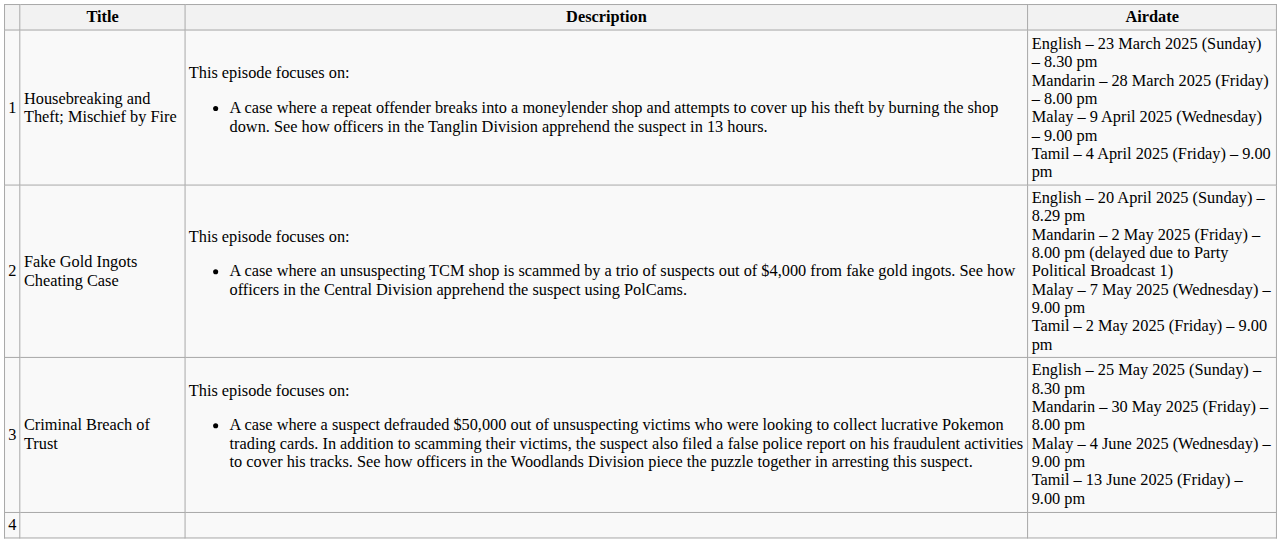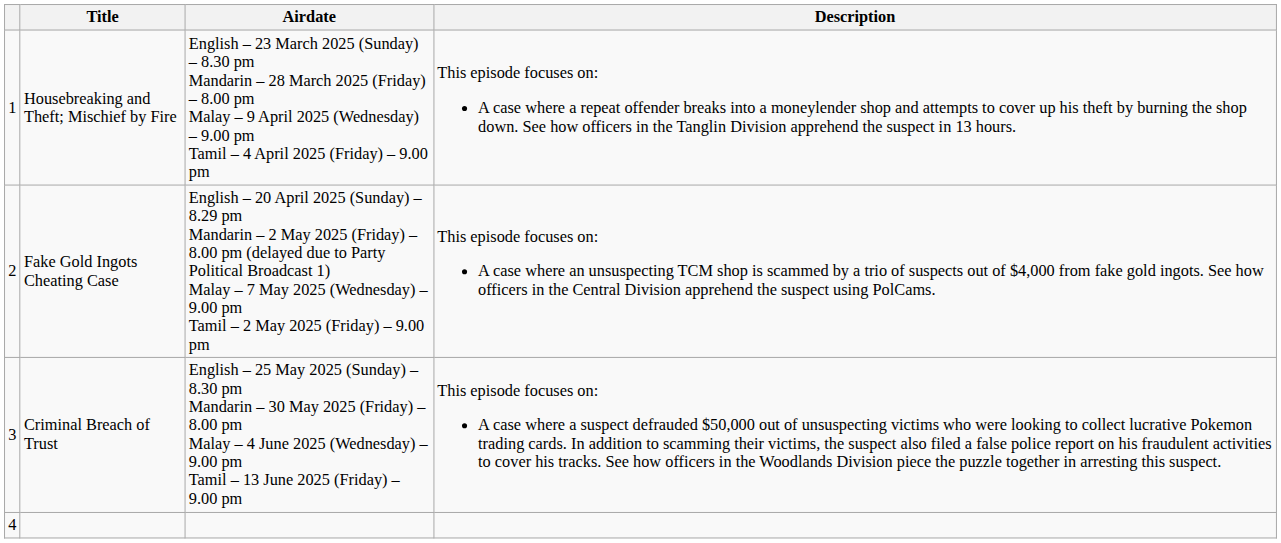columns swapped: (606, 17) <-> (1152, 17)
